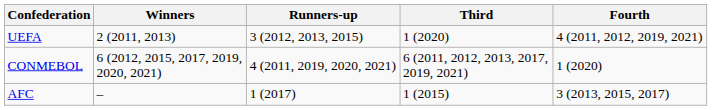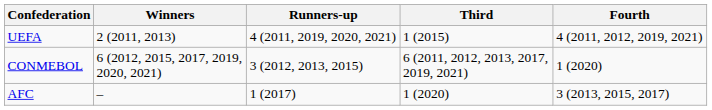(306, 36) 3 (2012, 2013, 2015) -> (323, 36) 4 (2011, 2019, 2020, 2021)
(426, 36) 1 (2020) -> (426, 36) 1 (2015)
(323, 65) 4 (2011, 2019, 2020, 2021) -> (306, 65) 3 (2012, 2013, 2015)
(426, 94) 1 (2015) -> (426, 94) 1 (2020)
